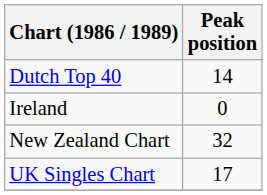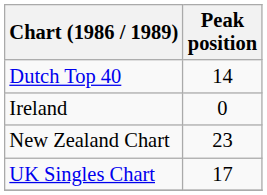(222, 141) 32 -> (222, 141) 23
